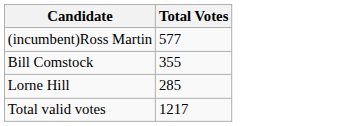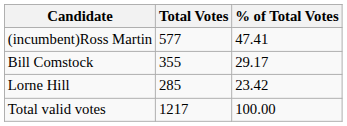+ column: (287, 16)
